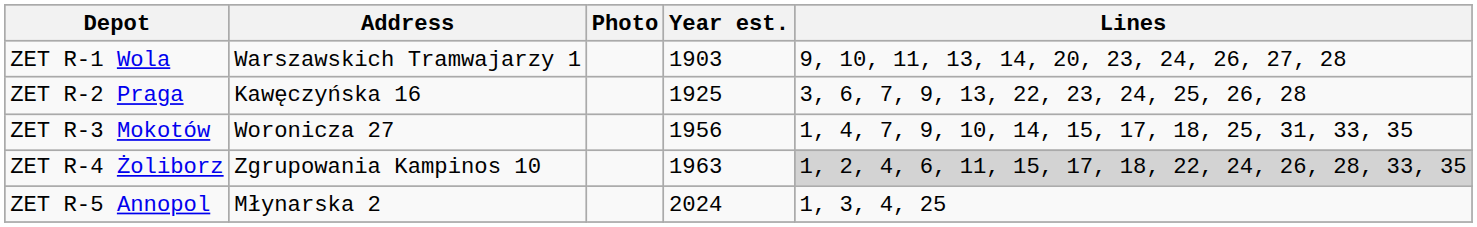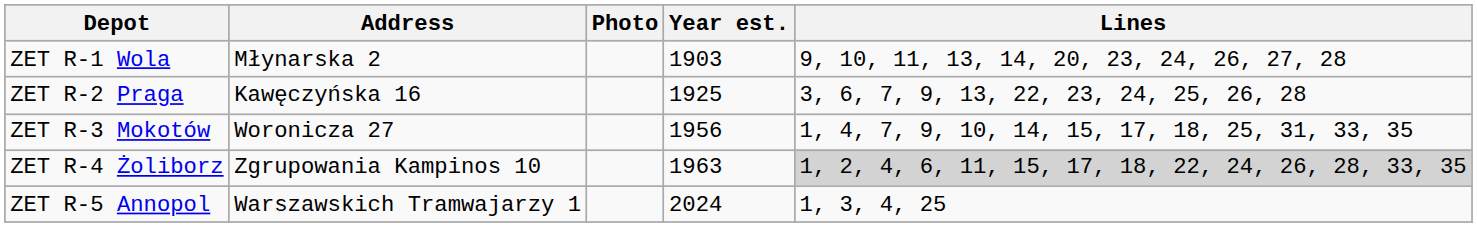(408, 59) Warszawskich Tramwajarzy 1 -> (308, 59) Młynarska 2
(308, 204) Młynarska 2 -> (408, 204) Warszawskich Tramwajarzy 1
